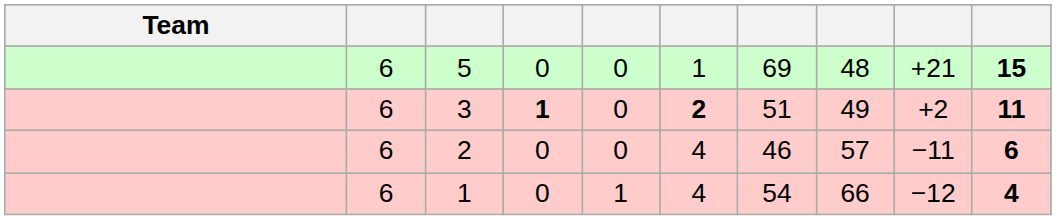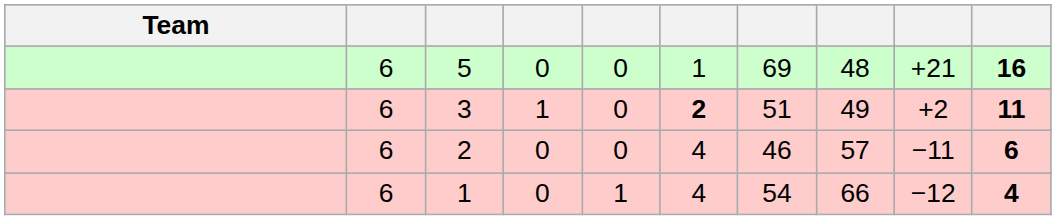(1011, 67) 15 -> (1011, 67) 16
(542, 109) bold -> (542, 109) normal
